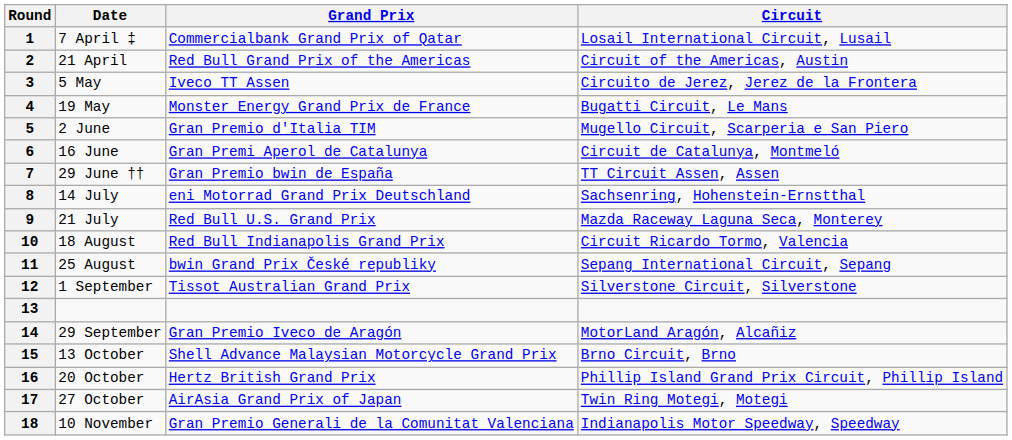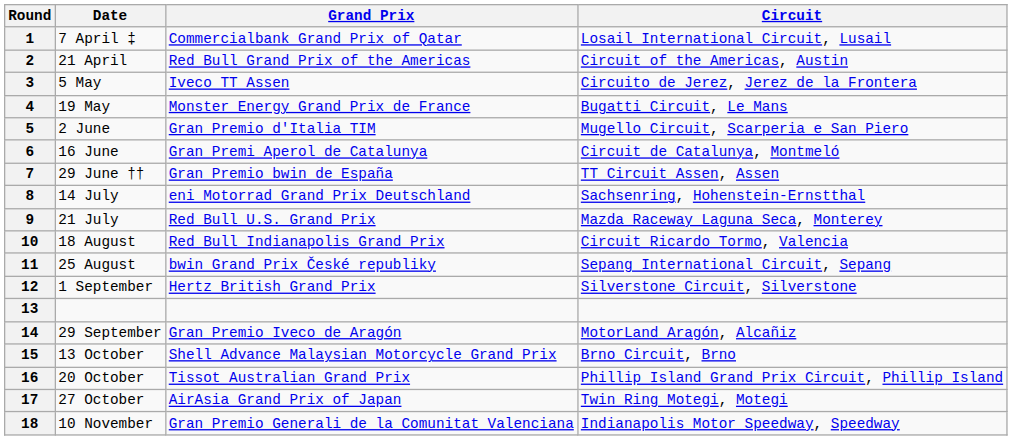(289, 288) Tissot Australian Grand Prix -> (272, 288) Hertz British Grand Prix
(272, 378) Hertz British Grand Prix -> (289, 378) Tissot Australian Grand Prix
